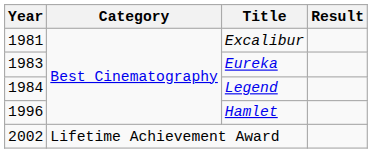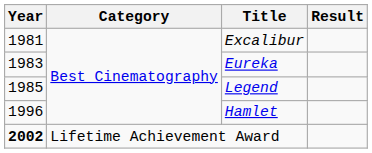(26, 88) 1984 -> (26, 88) 1985
(26, 136) normal -> (26, 136) bold
